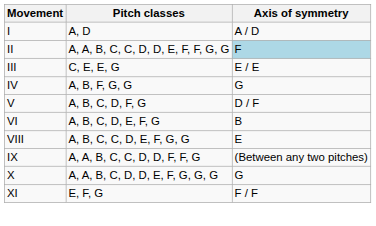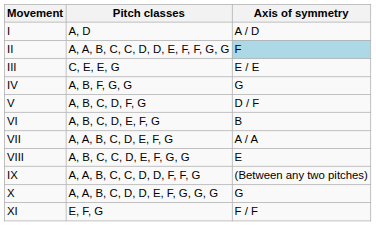+ row: (14, 139)
